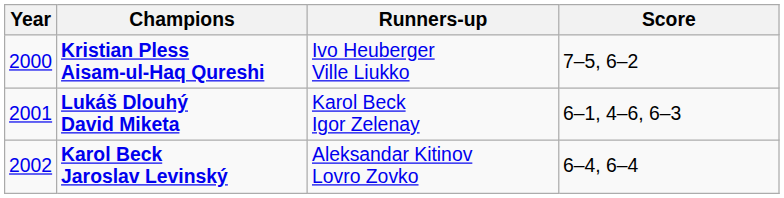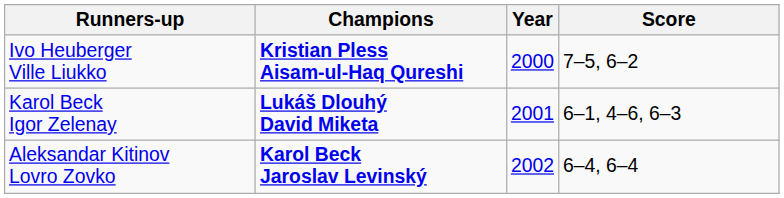columns swapped: (31, 19) <-> (433, 19)
